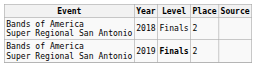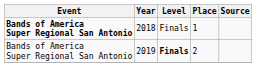(69, 29) normal -> (69, 29) bold
(195, 29) 2 -> (195, 29) 1
